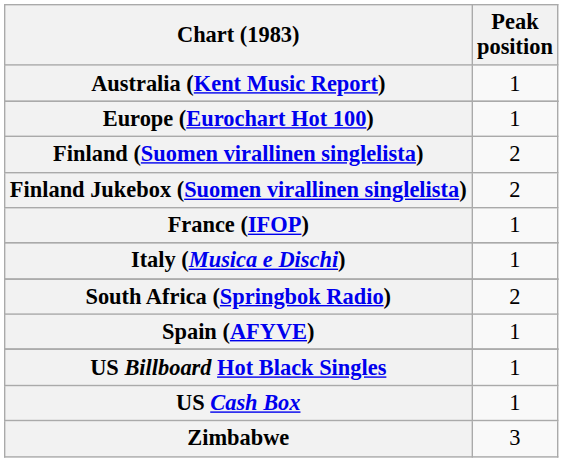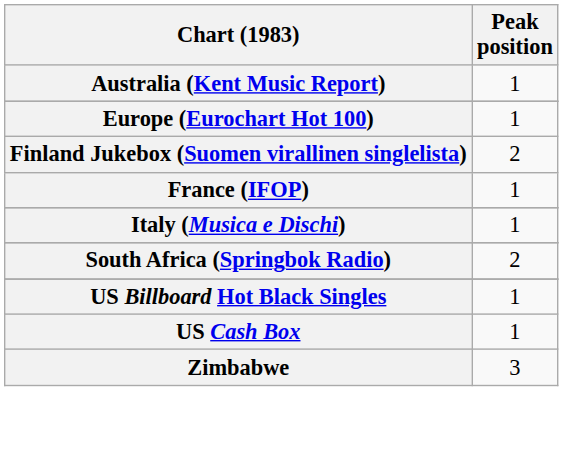- row: (238, 154)
- row: (238, 331)
